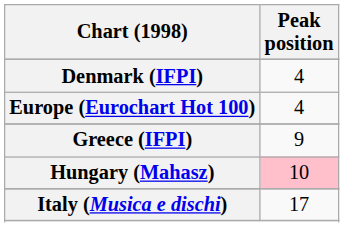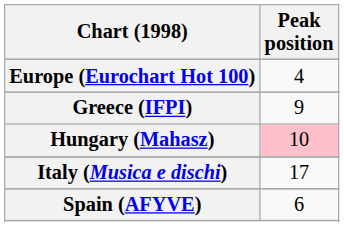- row: (132, 75)
+ row: (132, 204)
